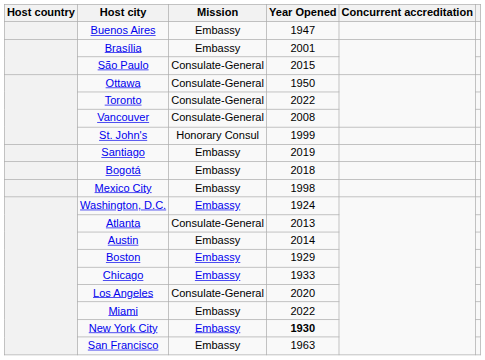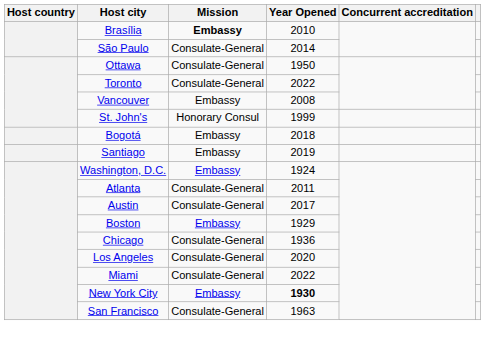- row: (123, 30)
(218, 48) normal -> (218, 30) bold
(303, 48) 2001 -> (303, 30) 2010
(303, 65) 2015 -> (303, 48) 2014
(218, 118) Consulate-General -> (218, 100) Embassy
rows swapped: (123, 153) <-> (123, 170)
- row: (123, 188)
(303, 223) 2013 -> (303, 188) 2011
(218, 240) Embassy -> (218, 205) Consulate-General
(303, 240) 2014 -> (303, 205) 2017
(218, 275) Embassy -> (218, 240) Consulate-General
(303, 275) 1933 -> (303, 240) 1936
(218, 310) Embassy -> (218, 275) Consulate-General
(218, 345) Embassy -> (218, 310) Consulate-General
